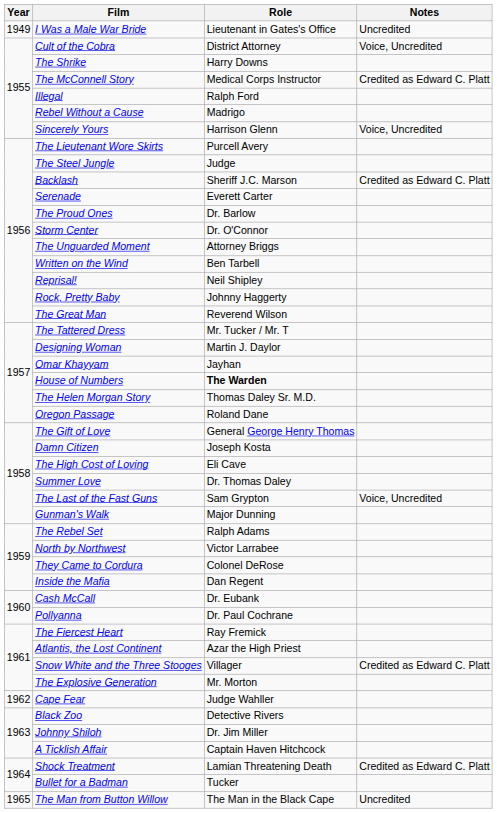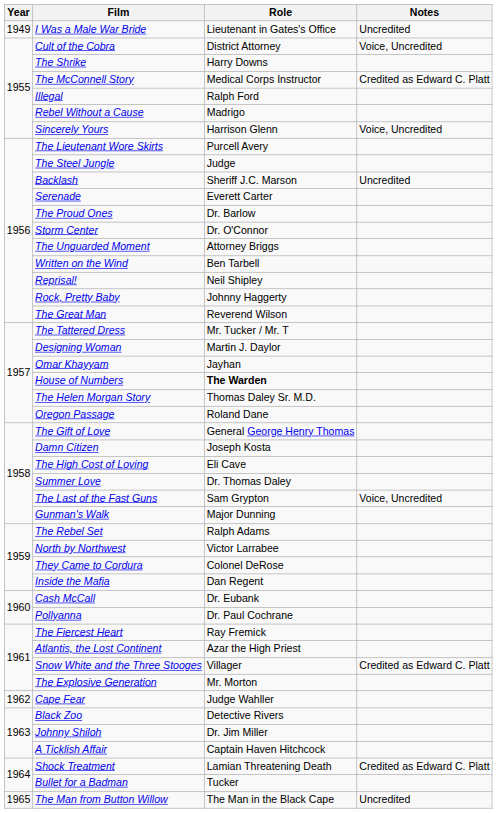(424, 180) Credited as Edward C. Platt -> (385, 180) Uncredited
